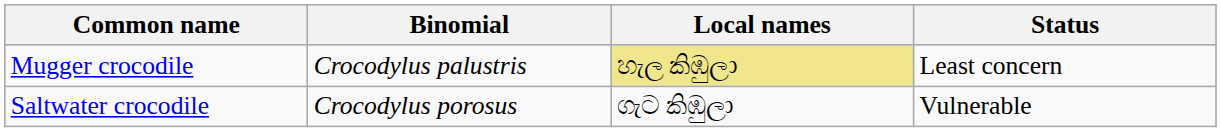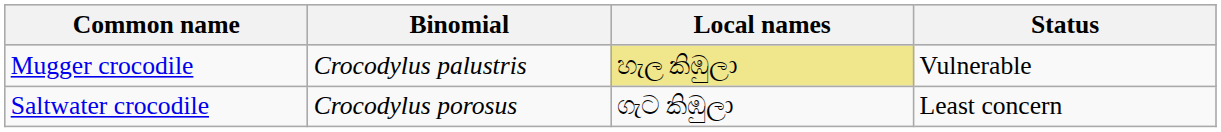(991, 65) Least concern -> (976, 65) Vulnerable
(976, 106) Vulnerable -> (991, 106) Least concern
